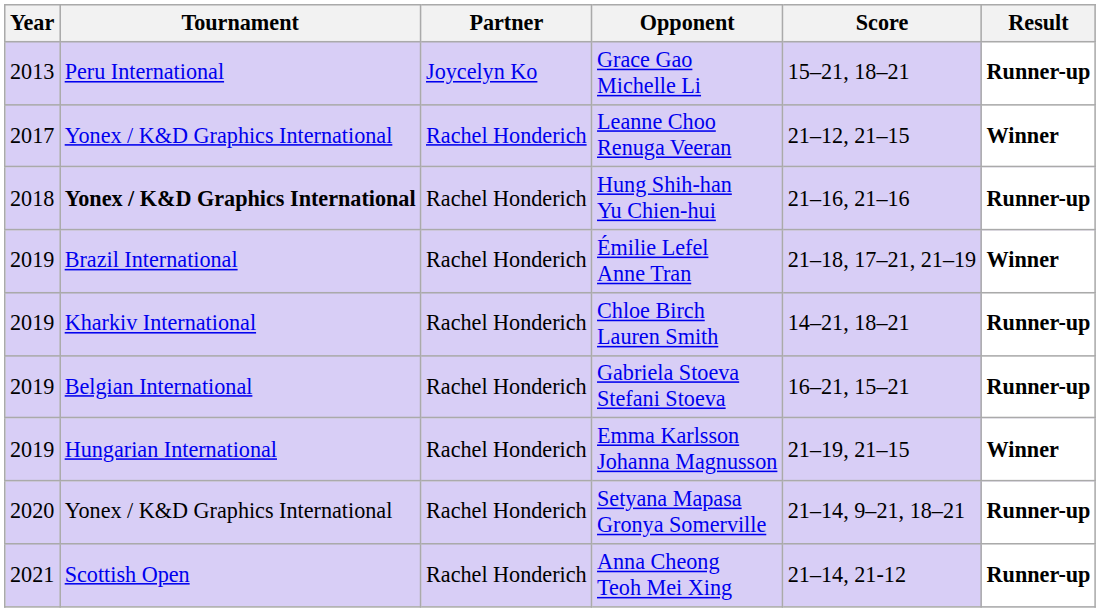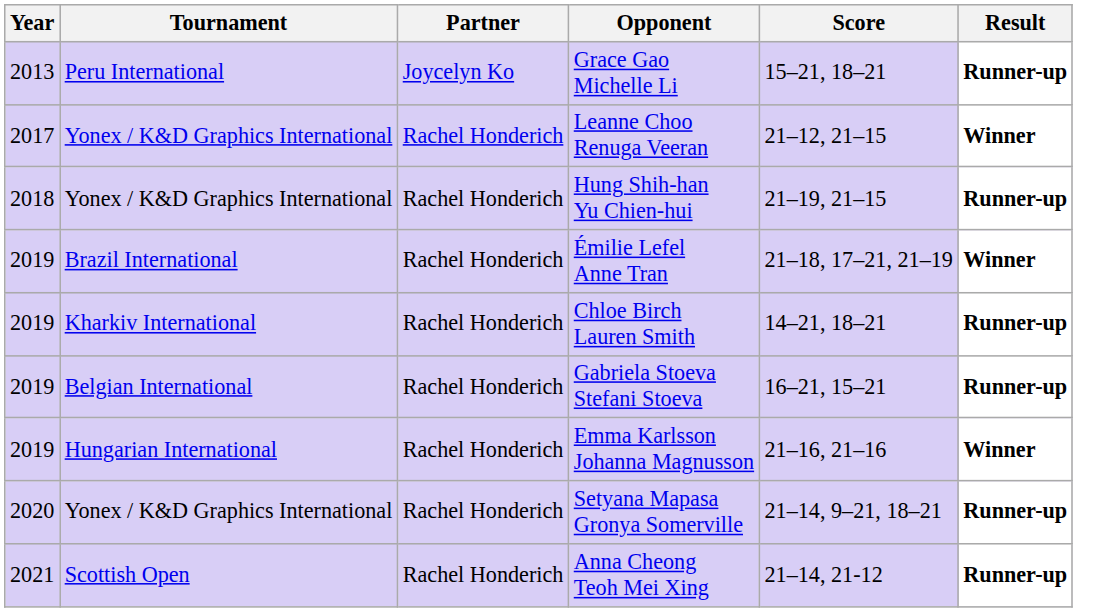(240, 198) bold -> (229, 198) normal
(849, 198) 21–16, 21–16 -> (825, 198) 21–19, 21–15
(849, 449) 21–19, 21–15 -> (825, 449) 21–16, 21–16
